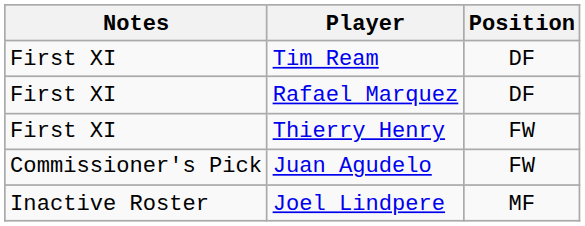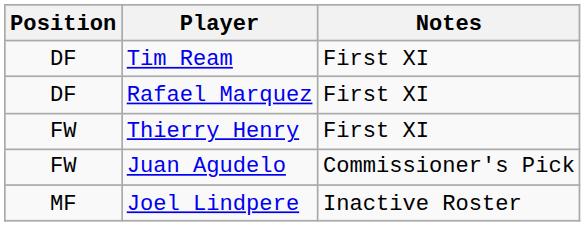columns swapped: (522, 23) <-> (136, 23)
